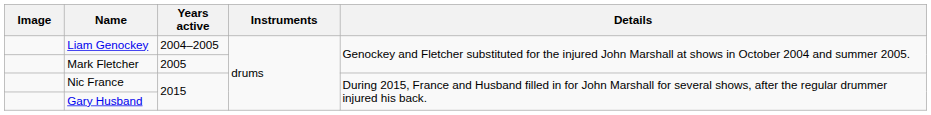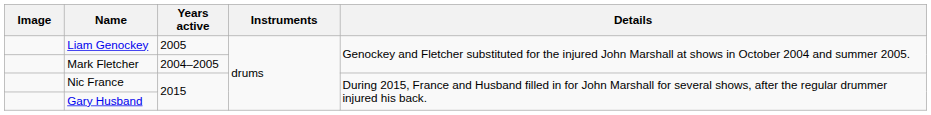(189, 45) 2004–2005 -> (173, 45) 2005
(173, 63) 2005 -> (189, 63) 2004–2005
